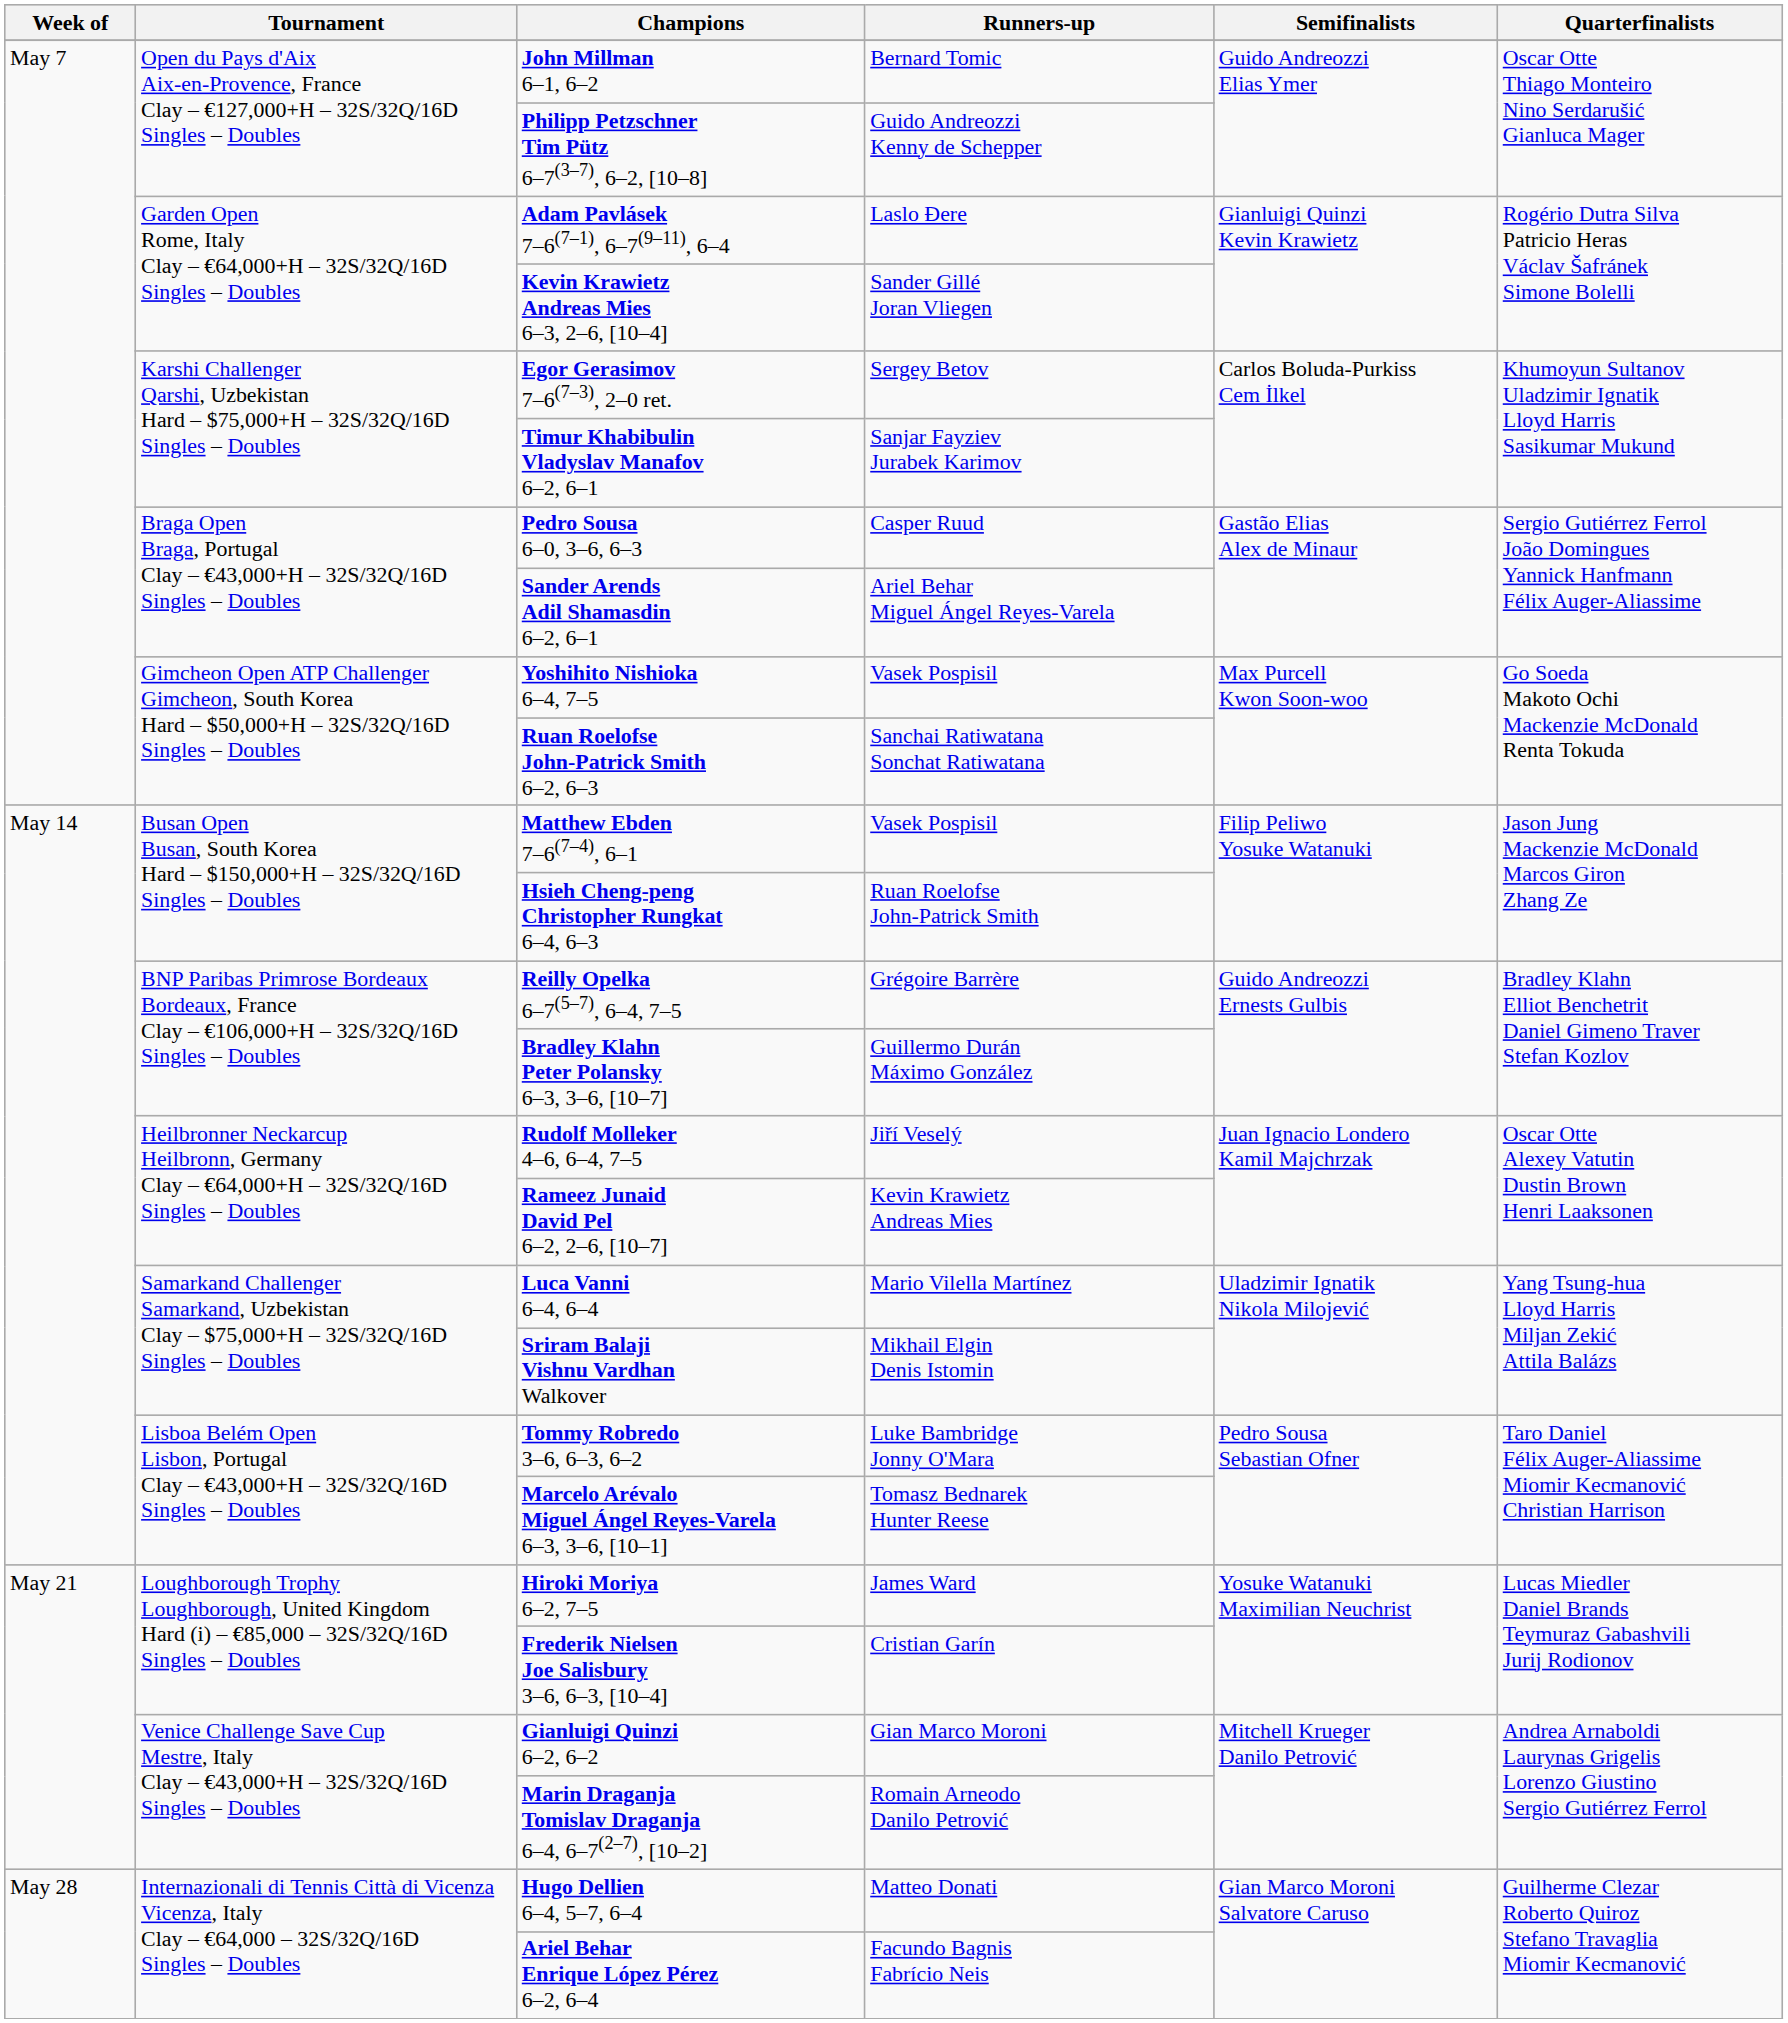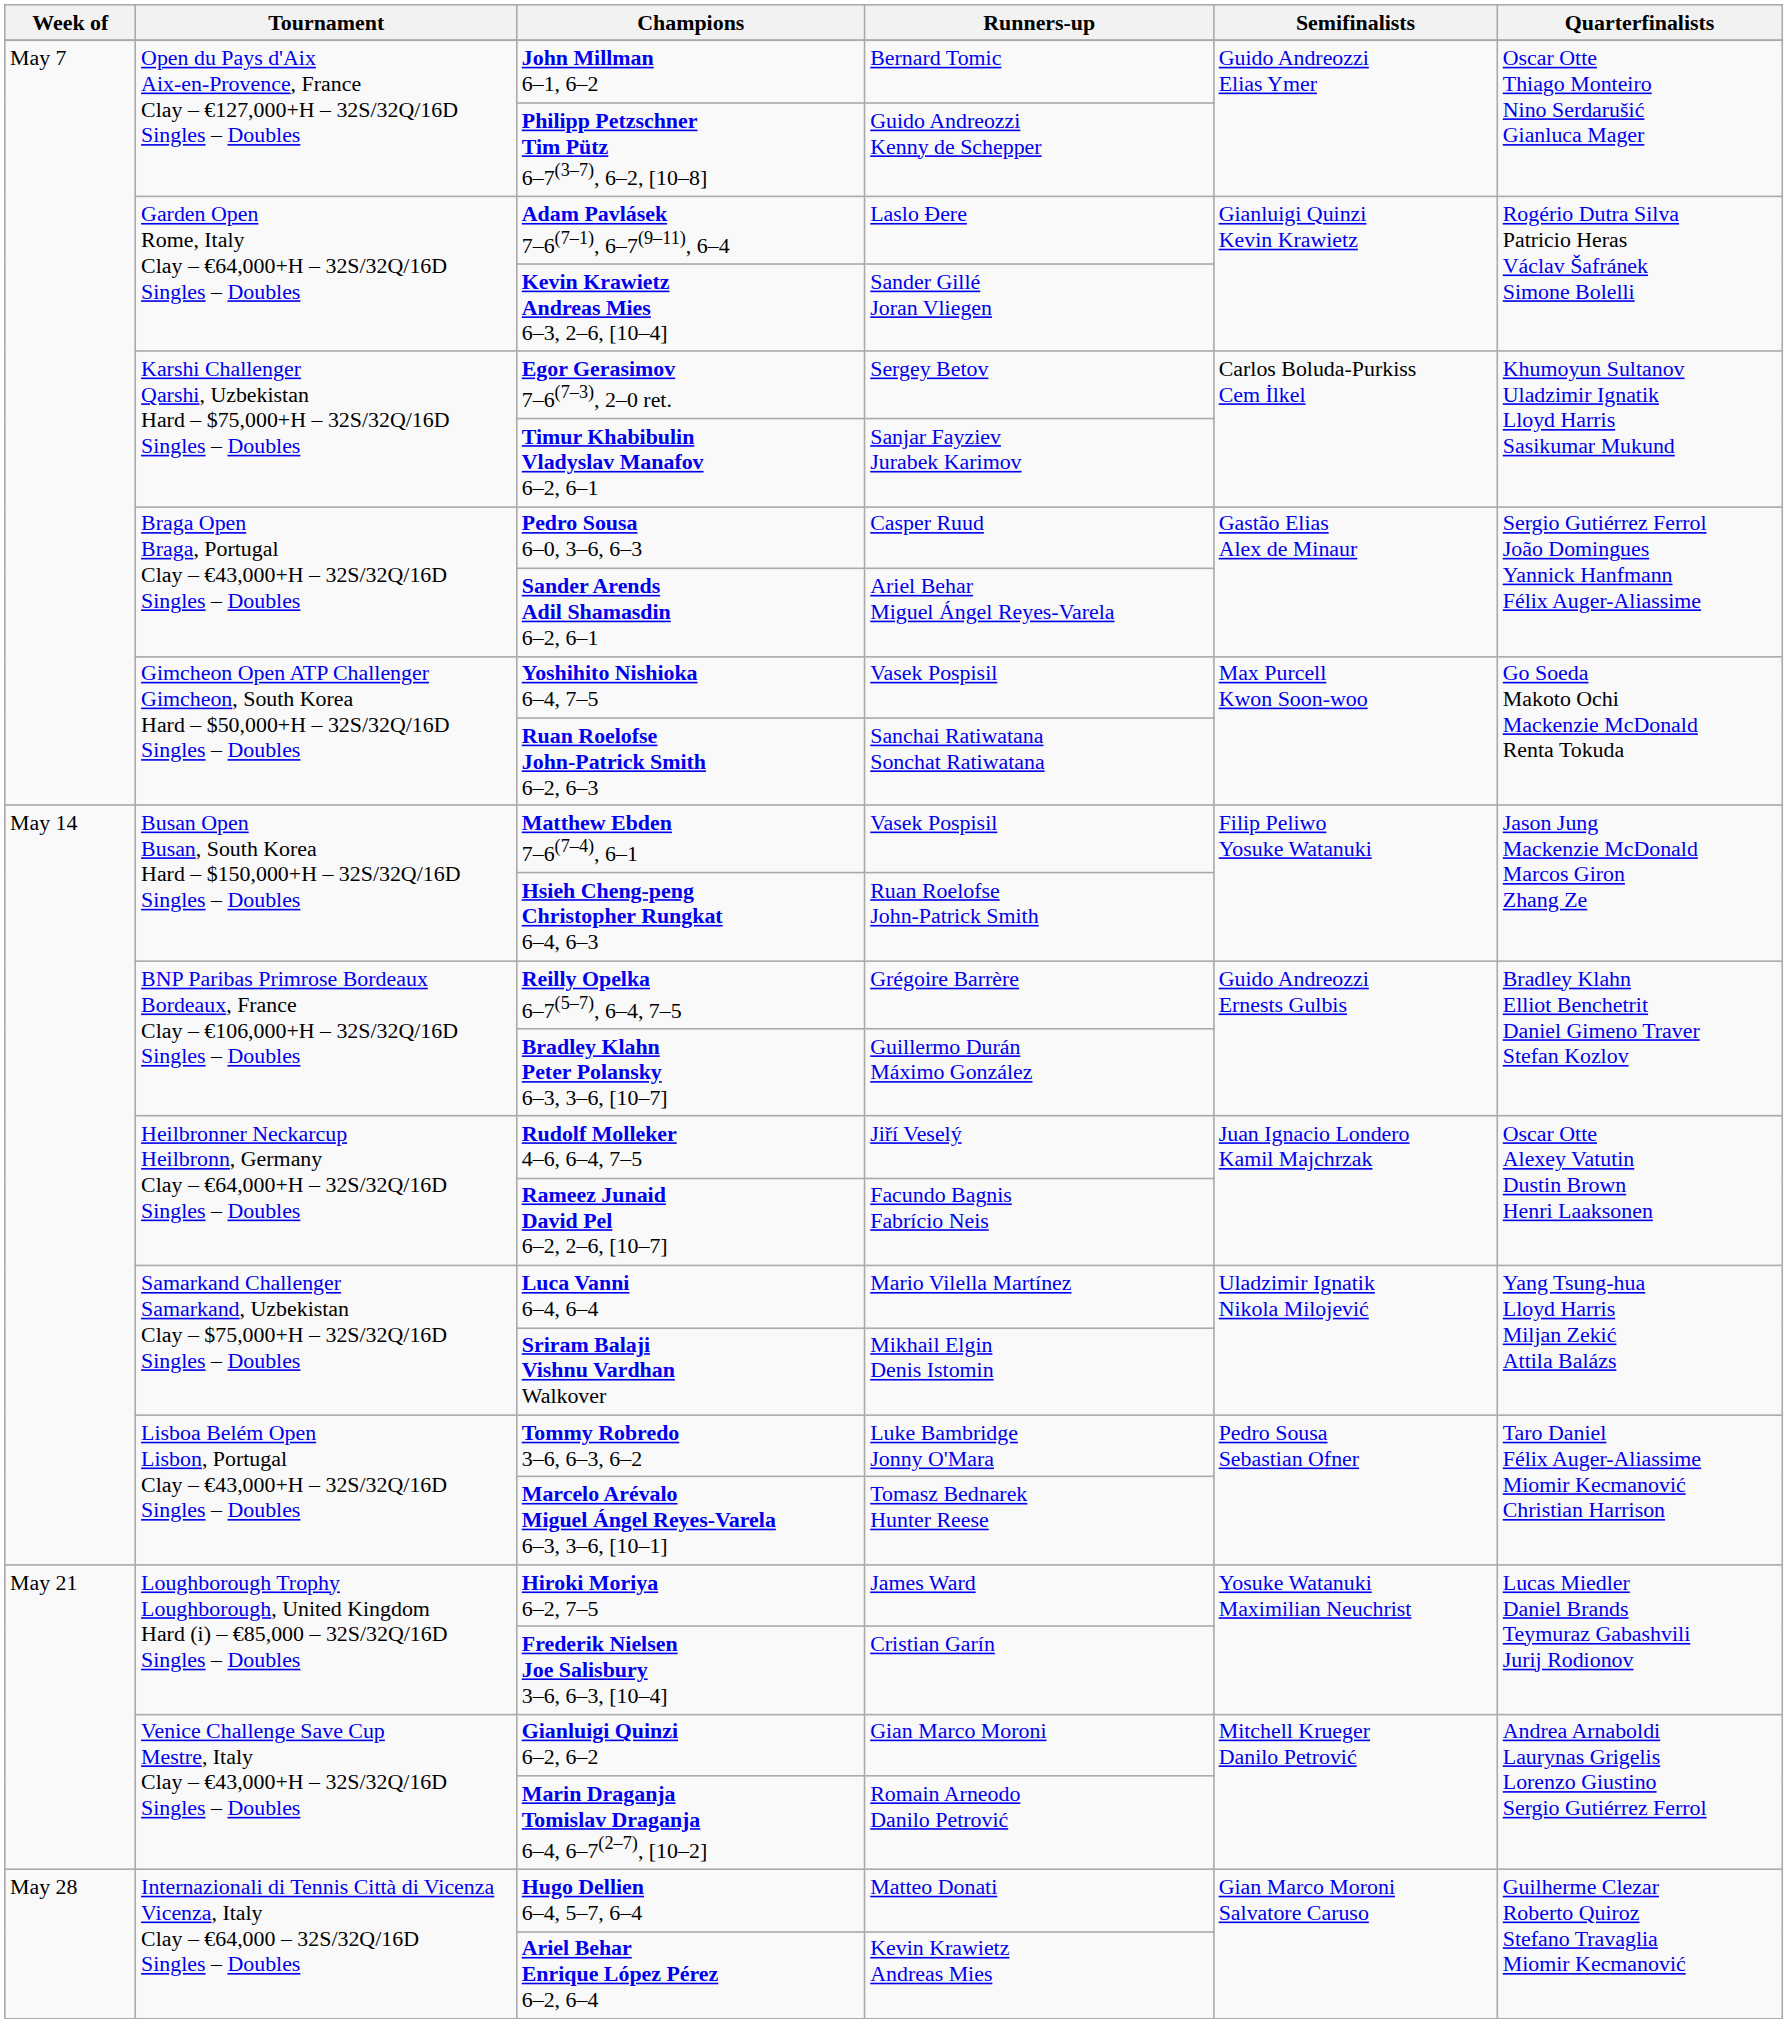(940, 1208) Kevin Krawietz Andreas Mies -> (941, 1208) Facundo Bagnis Fabrício Neis
(941, 1961) Facundo Bagnis Fabrício Neis -> (940, 1961) Kevin Krawietz Andreas Mies
